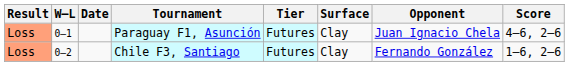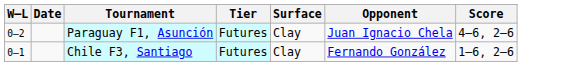- column: (28, 14)
(63, 34) 0–1 -> (16, 34) 0–2
(63, 52) 0–2 -> (16, 52) 0–1
